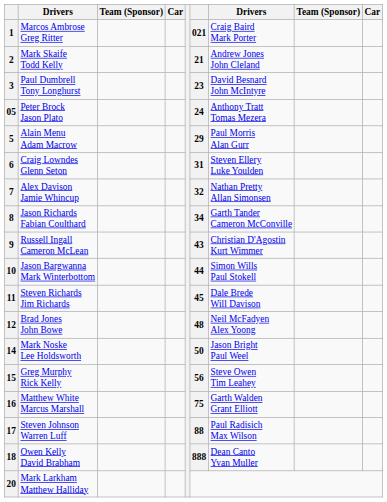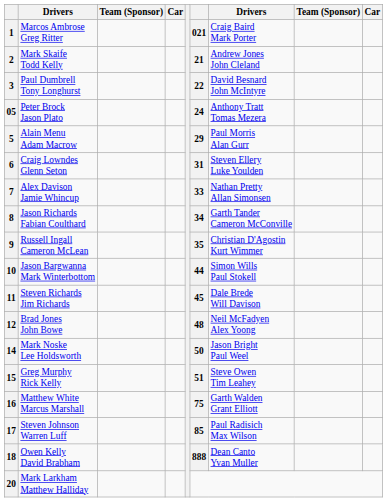(199, 85) 23 -> (199, 85) 22
(199, 191) 32 -> (199, 191) 33
(199, 245) 43 -> (199, 245) 35
(199, 377) 56 -> (199, 377) 51
(199, 430) 88 -> (199, 430) 85
